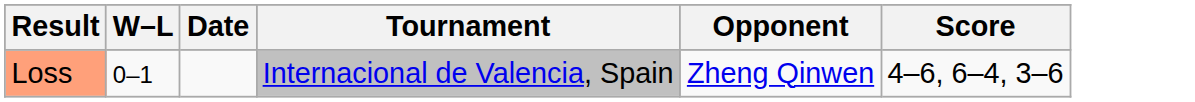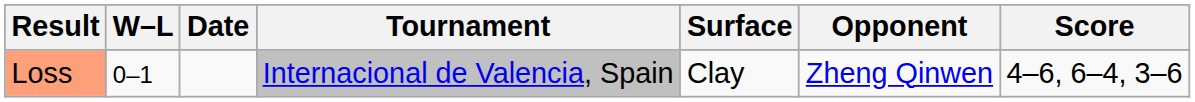+ column: (740, 27)
